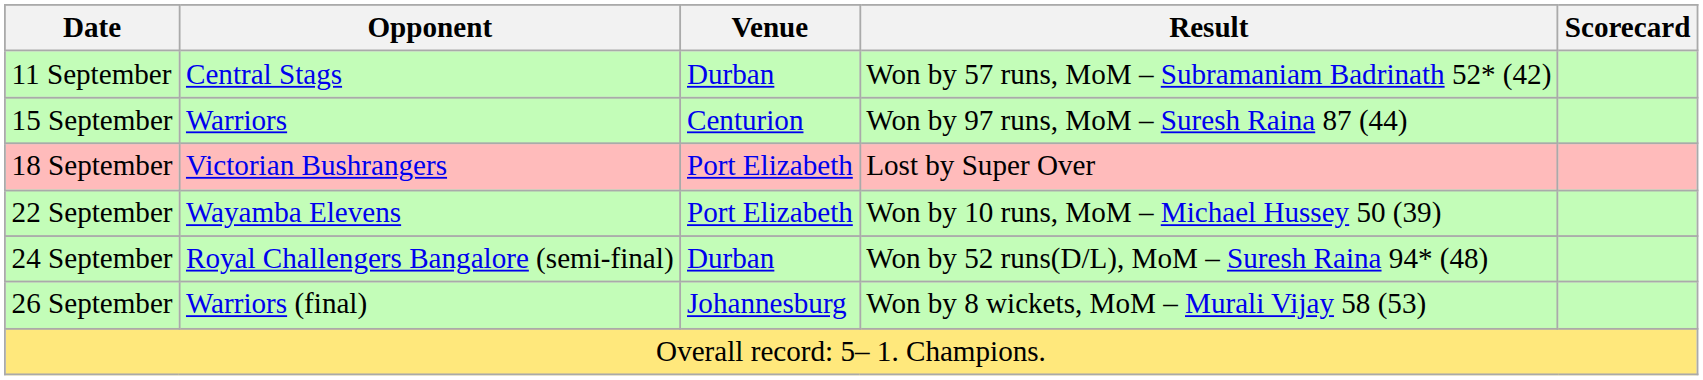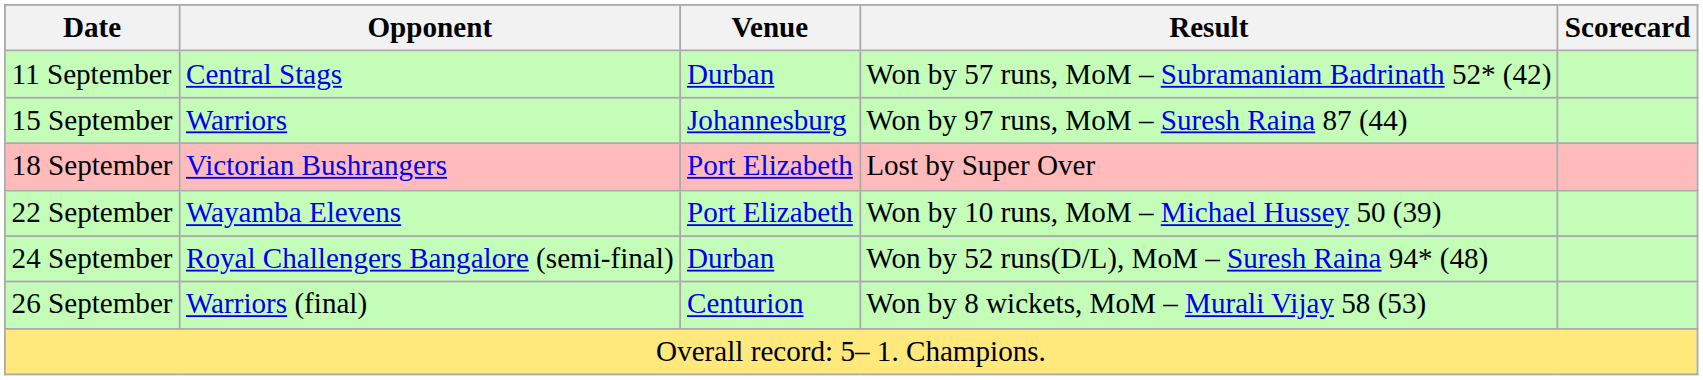(745, 119) Centurion -> (767, 119) Johannesburg
(767, 304) Johannesburg -> (745, 304) Centurion
